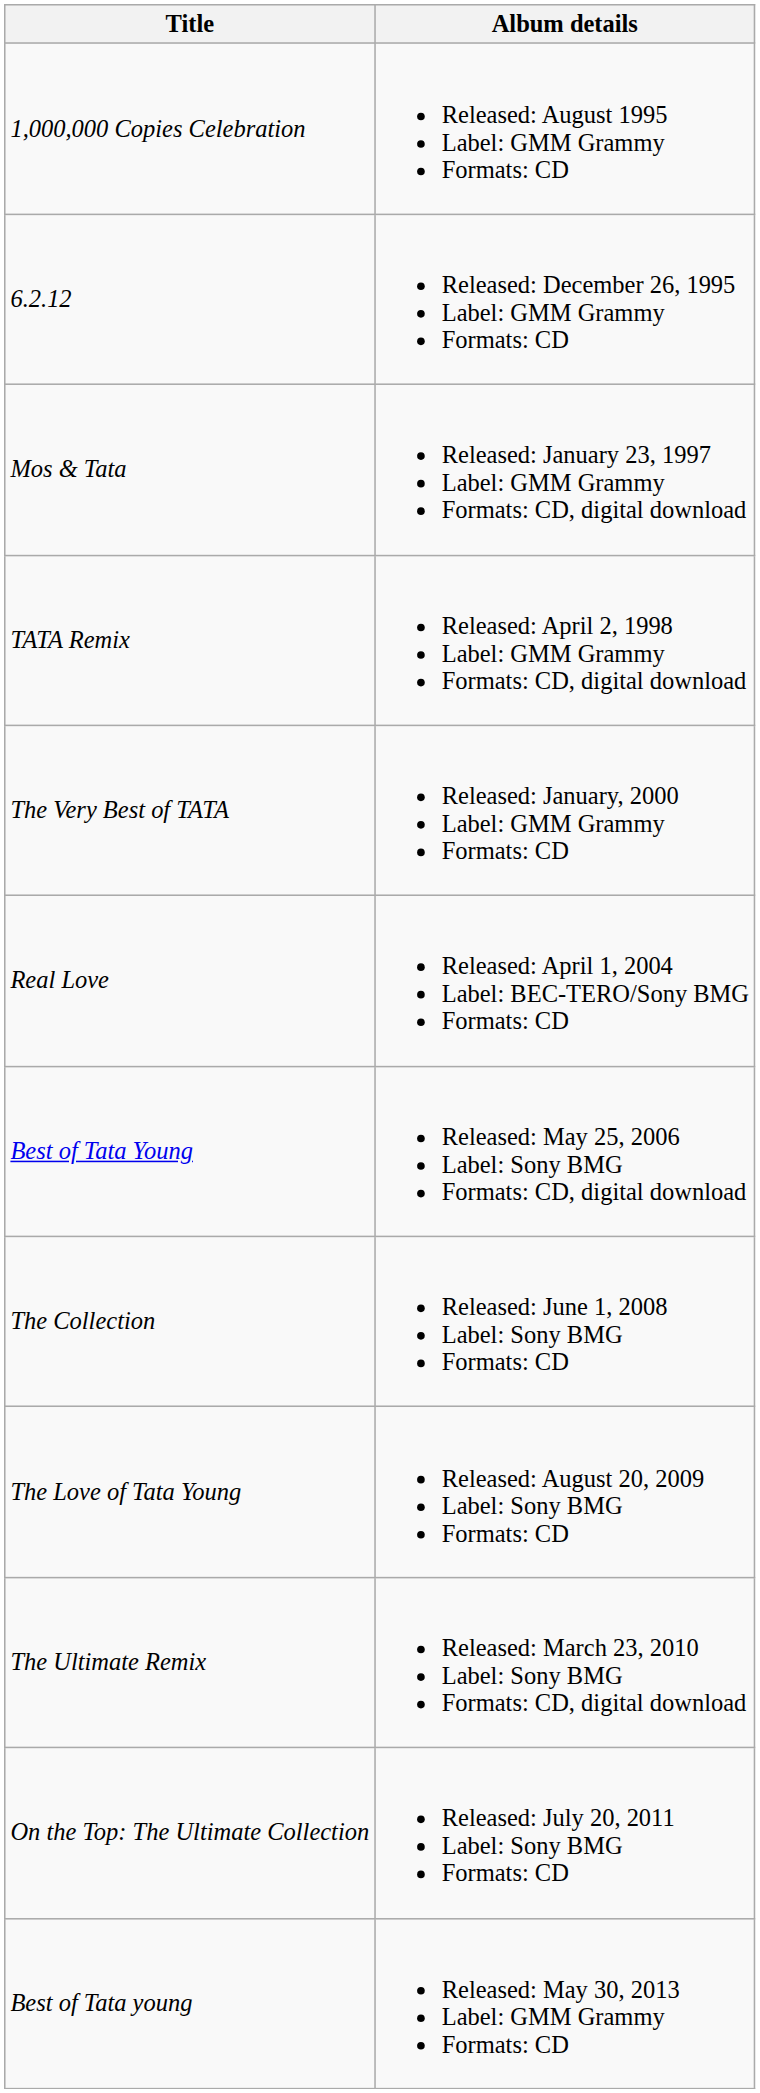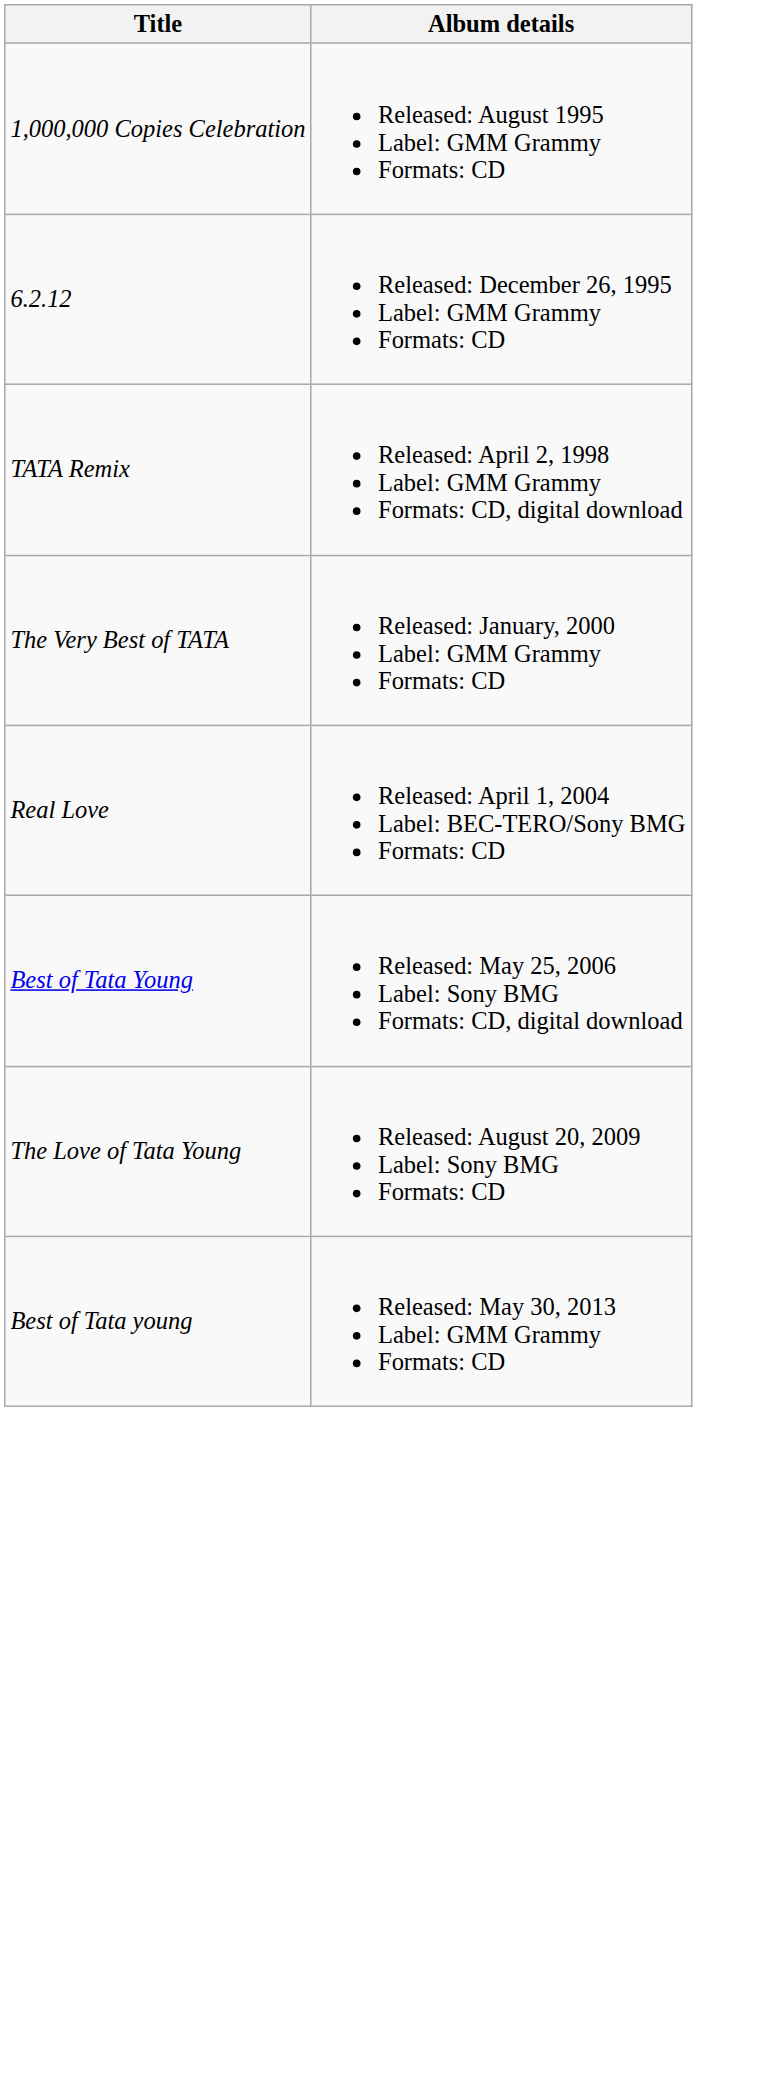- row: (68, 469)
- row: (83, 1321)
- row: (108, 1662)
- row: (190, 1832)
